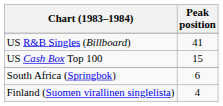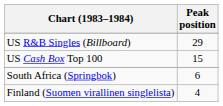(198, 42) 41 -> (198, 42) 29
